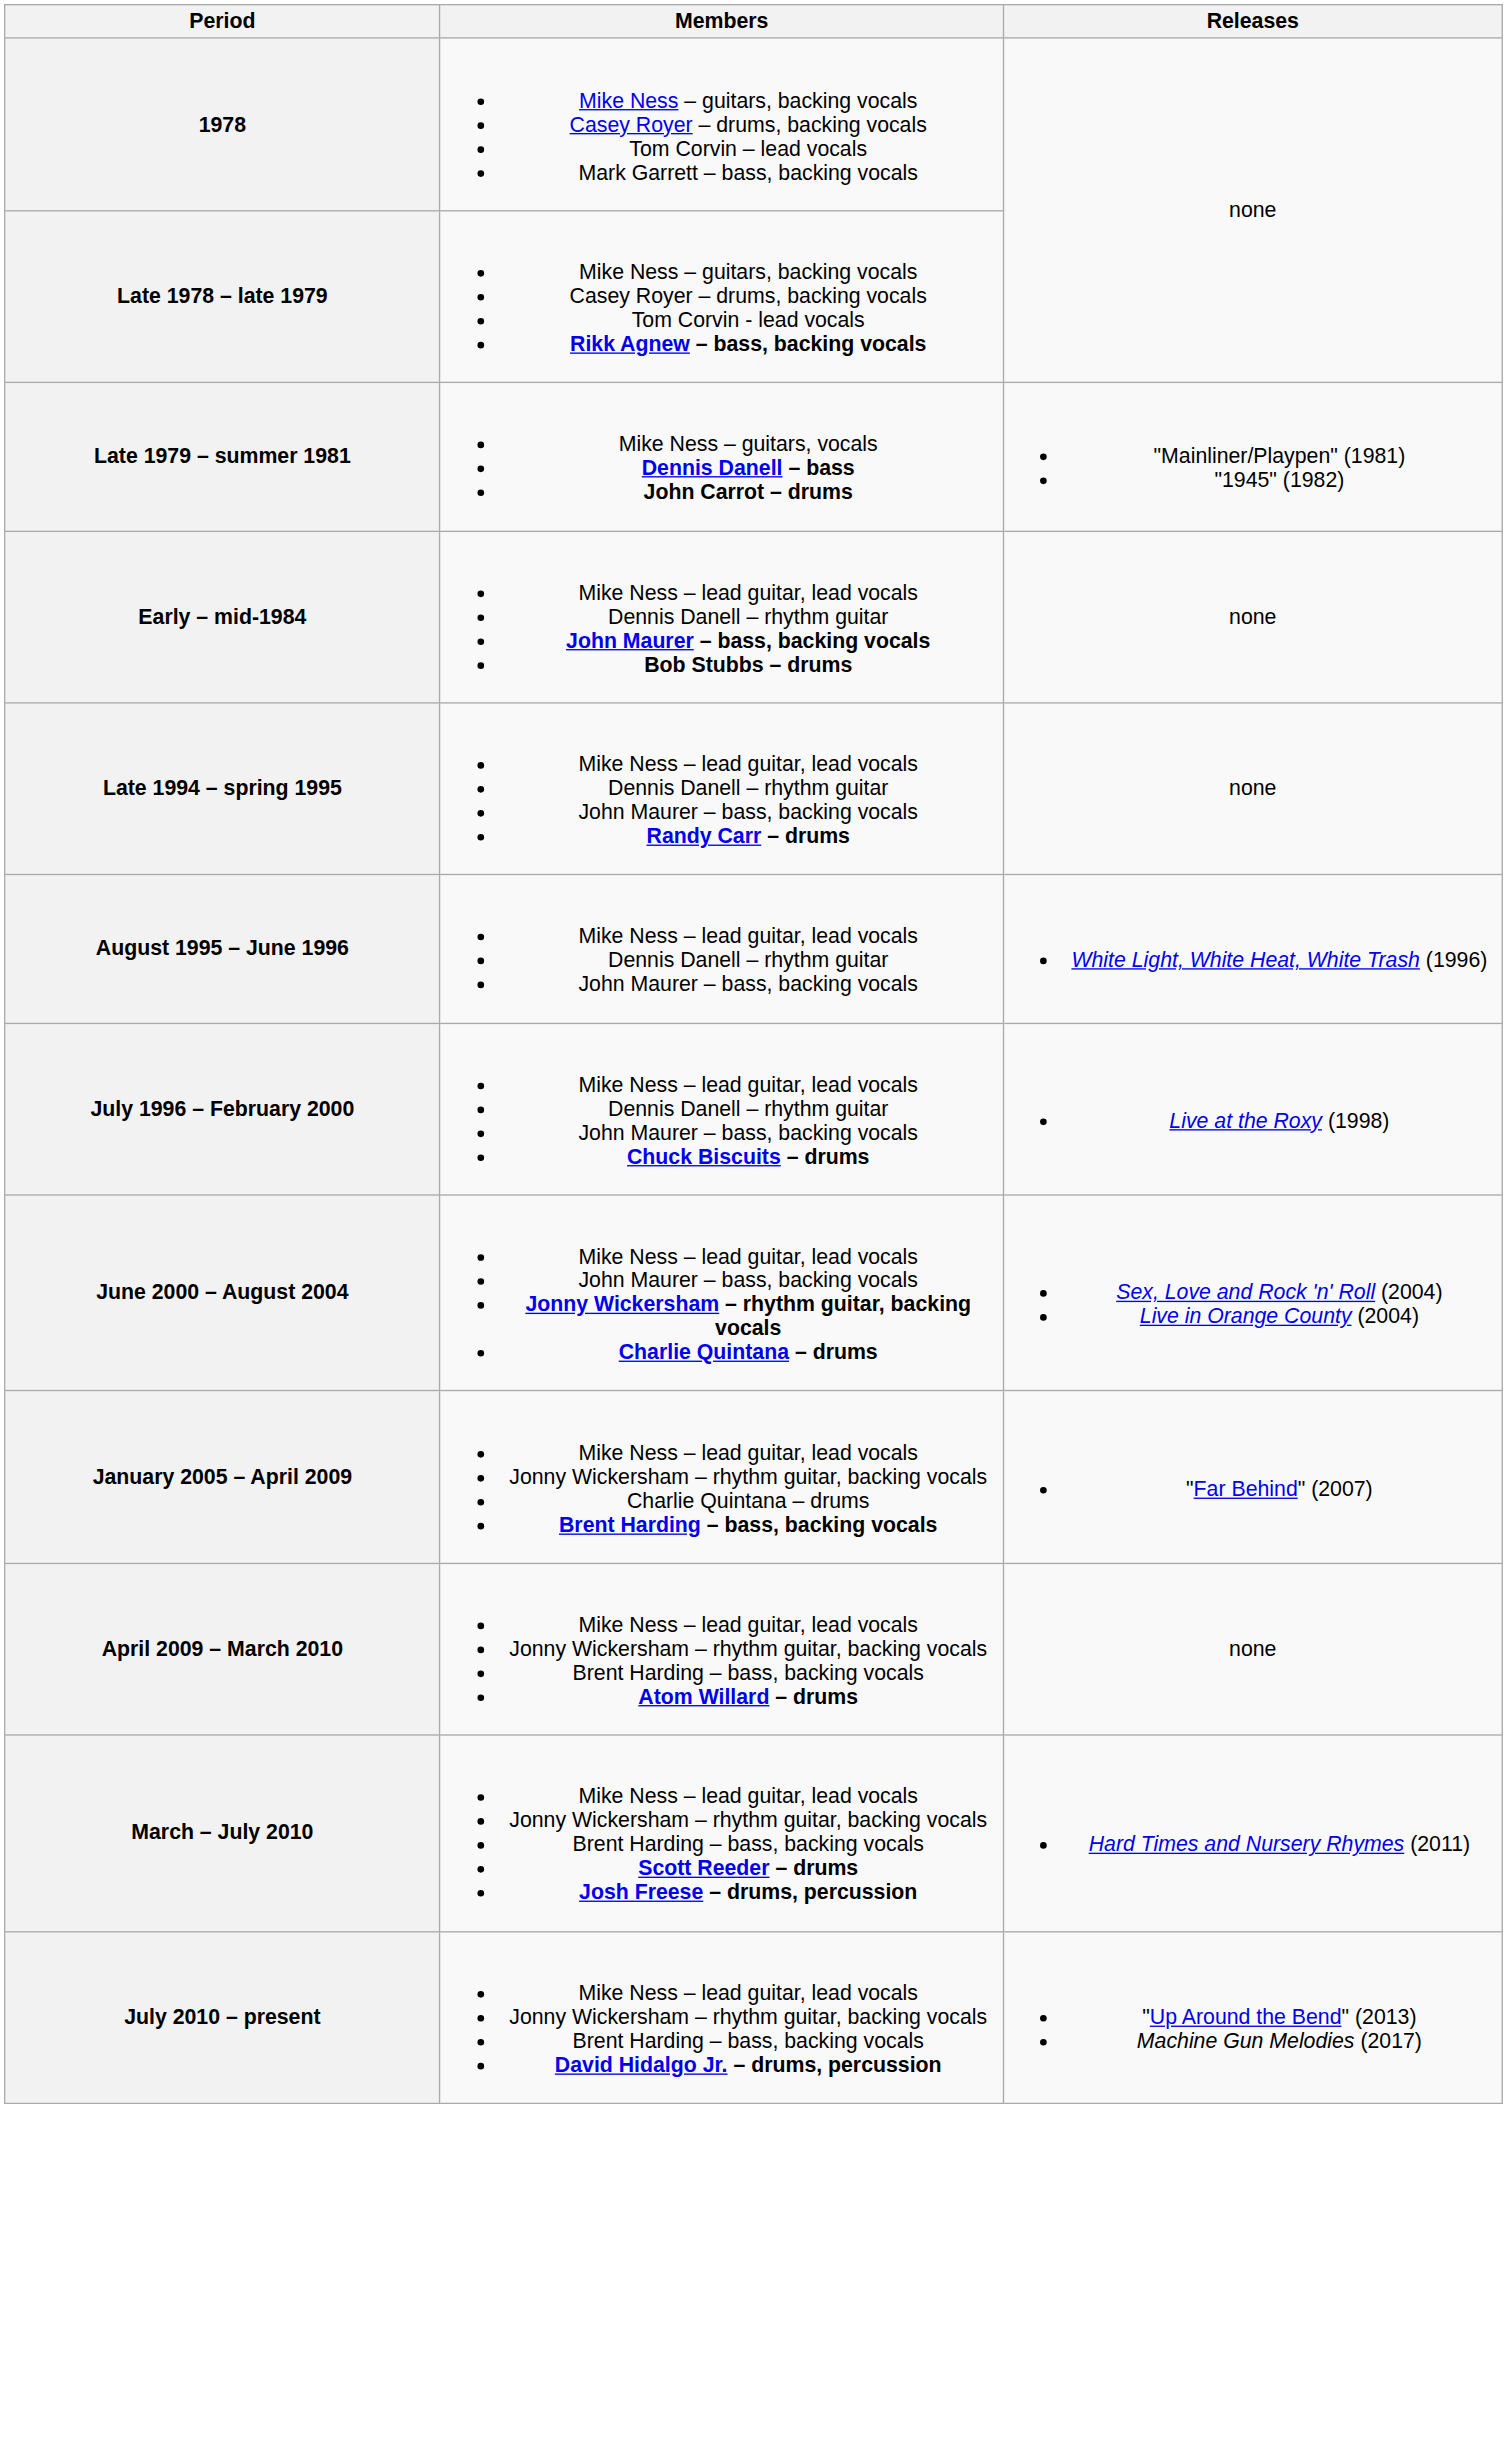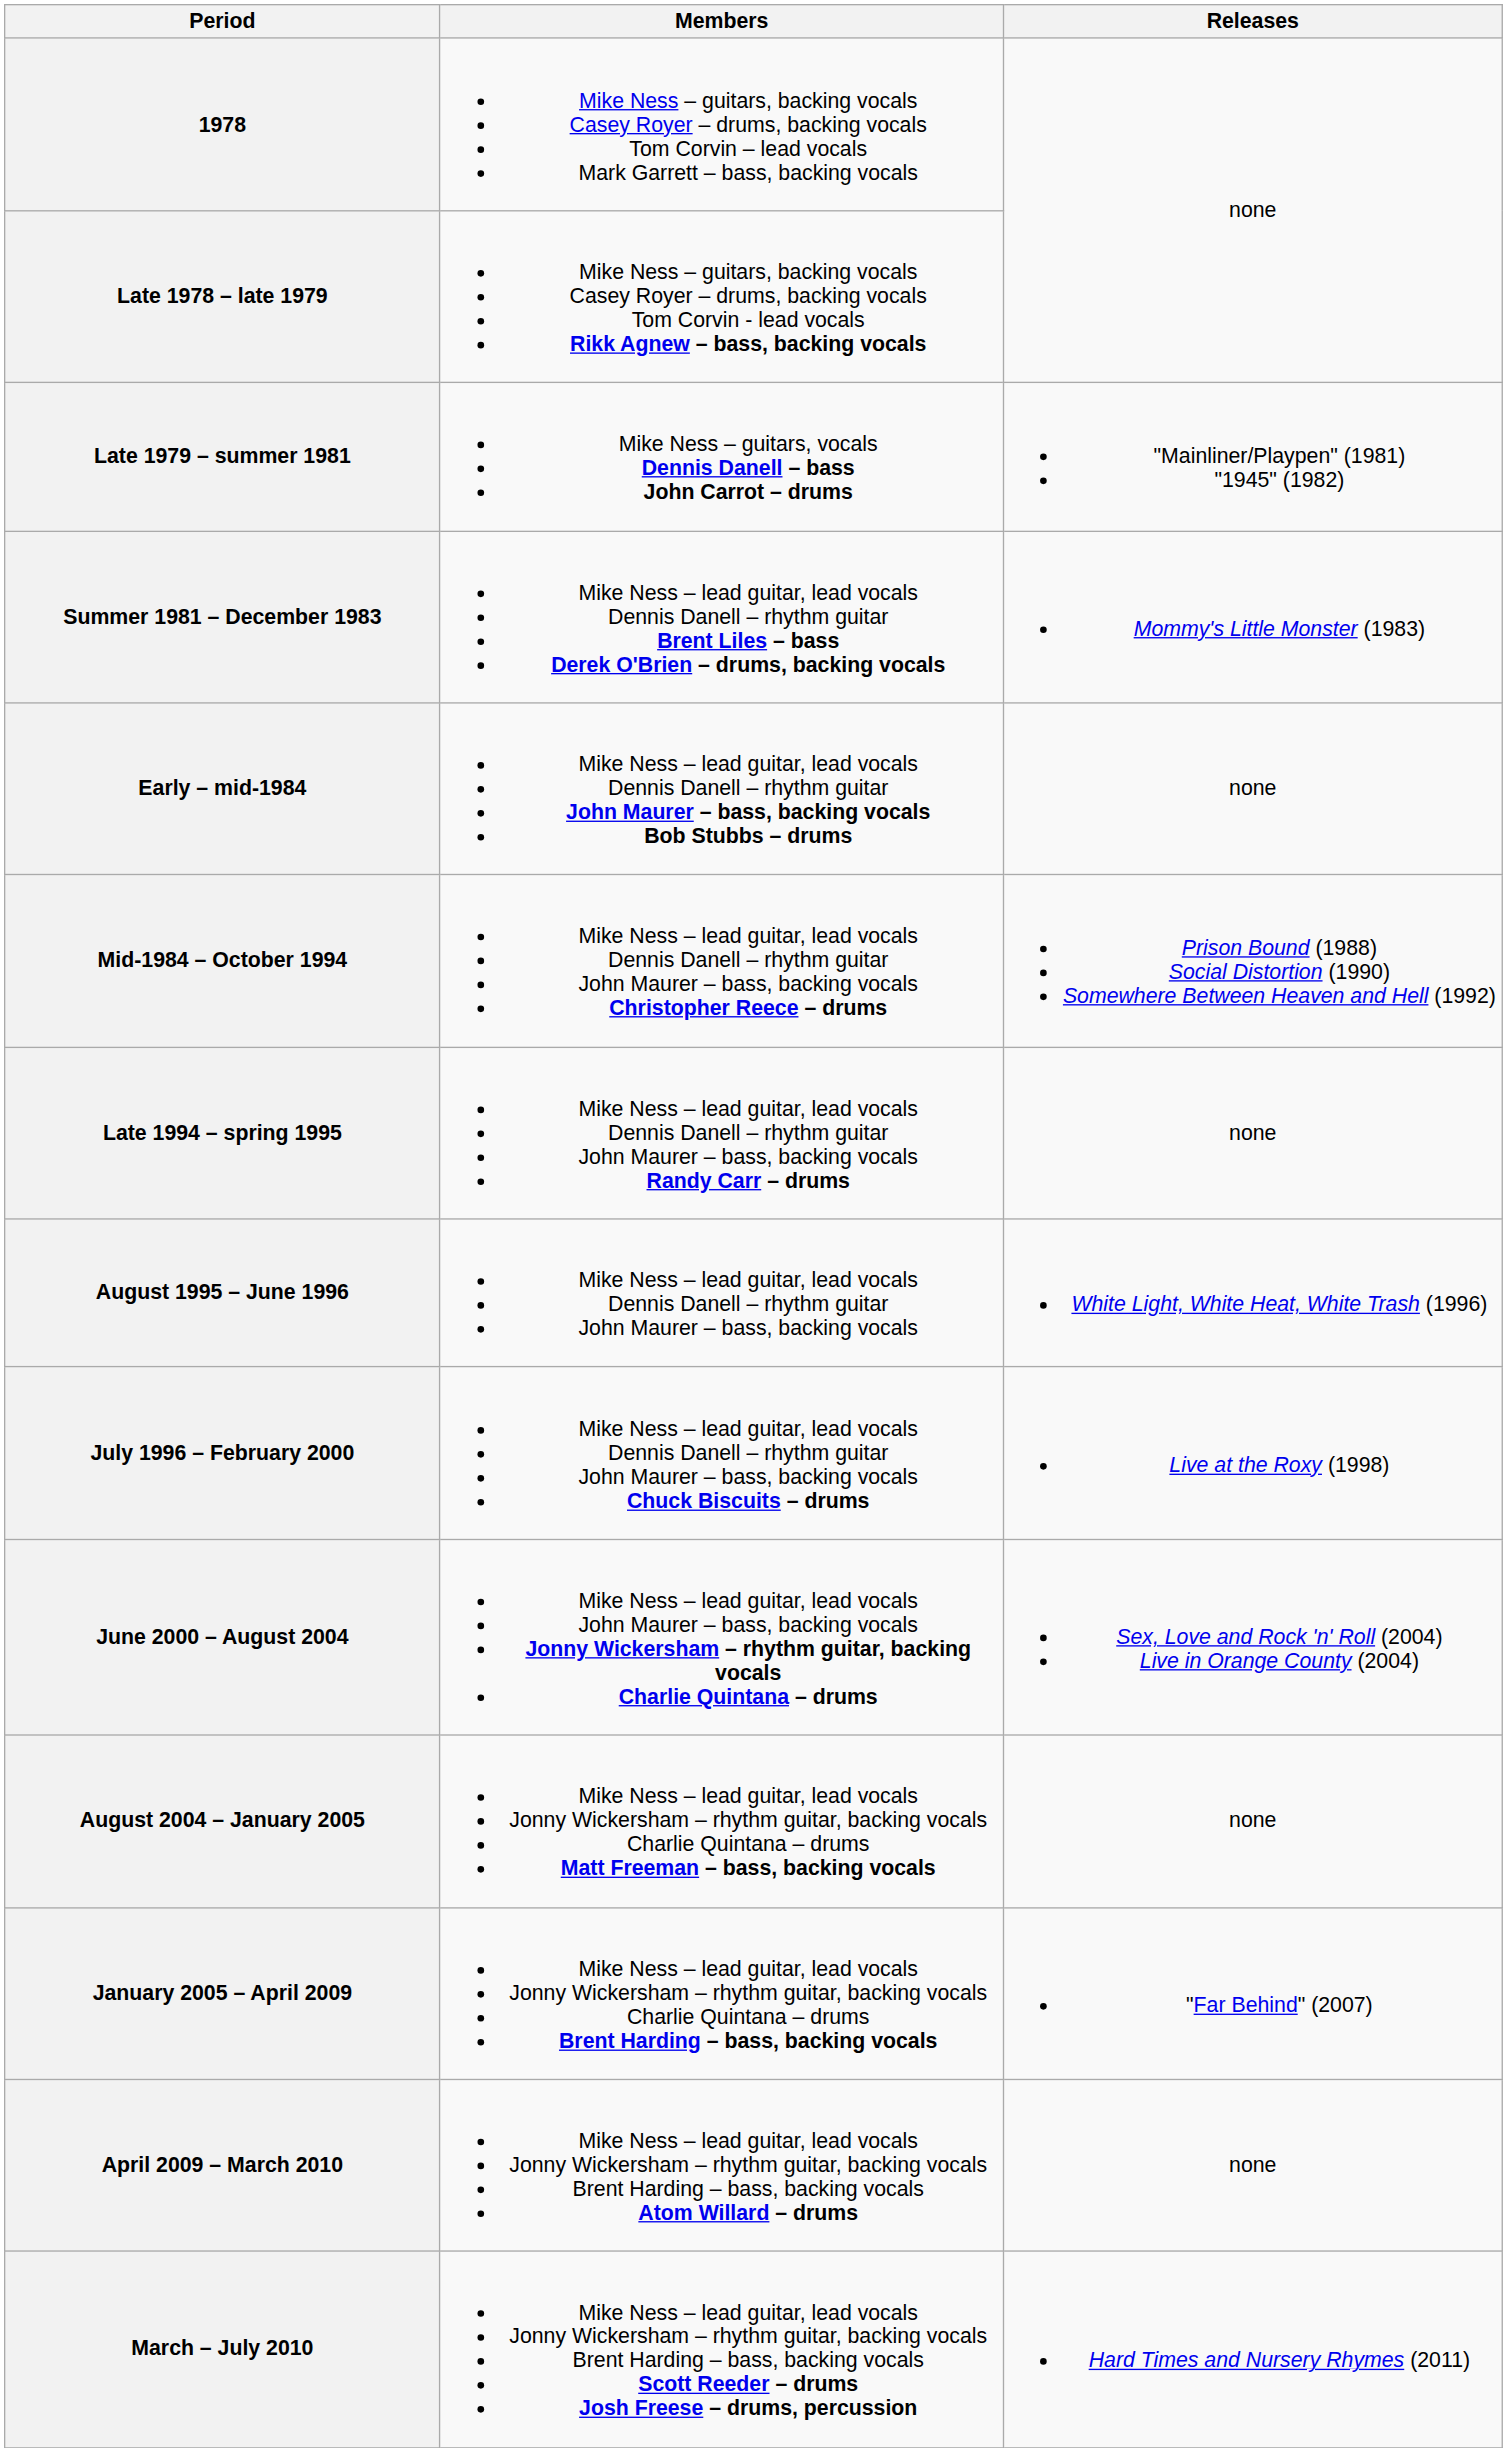+ row: (222, 616)
+ row: (222, 960)
+ row: (222, 1821)
- row: (222, 2017)
